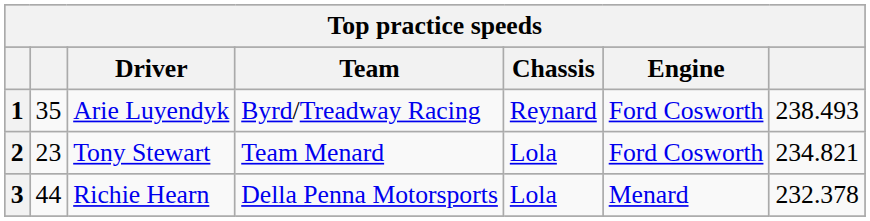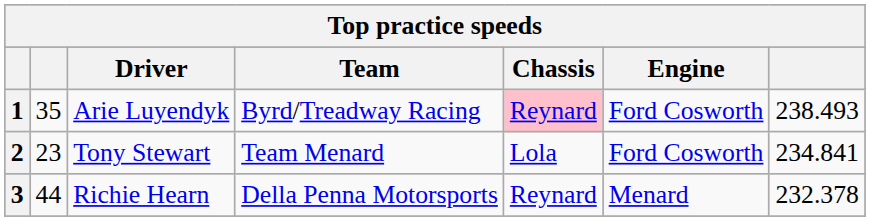(553, 110) no background -> (553, 110) pink background
(817, 152) 234.821 -> (817, 152) 234.841
(533, 195) Lola -> (553, 195) Reynard
